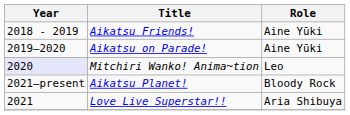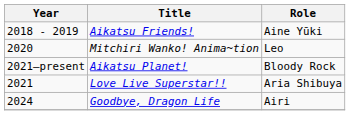- row: (149, 48)
(20, 66) lavender background -> (20, 48) no background
+ row: (155, 101)
